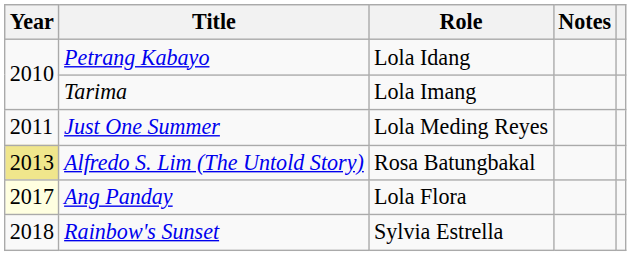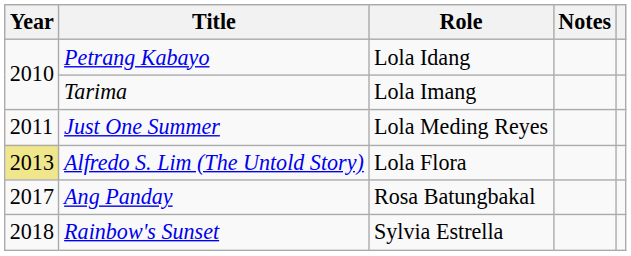(455, 162) Rosa Batungbakal -> (420, 162) Lola Flora
(32, 197) lightyellow background -> (32, 197) no background
(420, 197) Lola Flora -> (455, 197) Rosa Batungbakal
